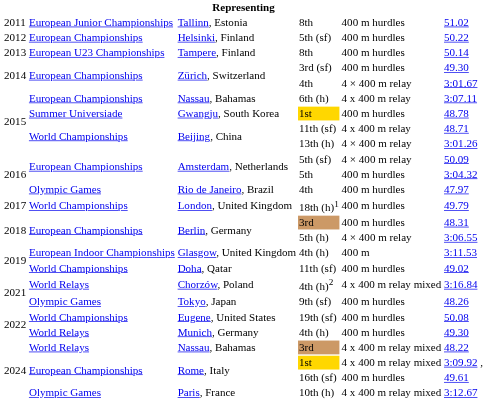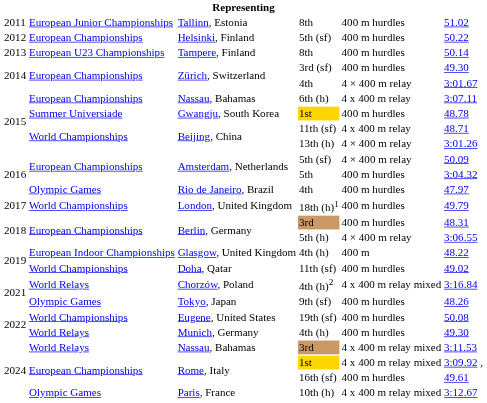(461, 253) 3:11.53 -> (456, 253) 48.22
(456, 347) 48.22 -> (461, 347) 3:11.53
